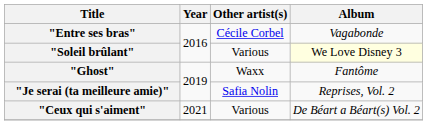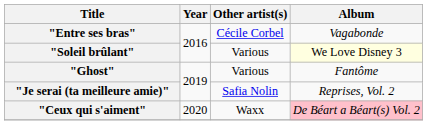(250, 71) Waxx -> (250, 71) Various
(195, 110) 2021 -> (195, 110) 2020
(250, 110) Various -> (250, 110) Waxx
(356, 110) no background -> (356, 110) pink background
